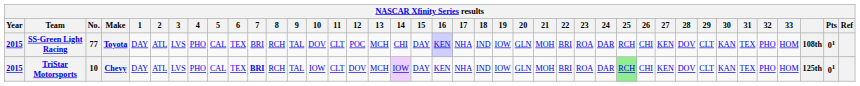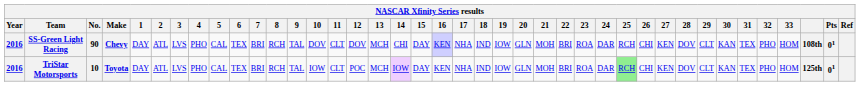(14, 44) 2015 -> (14, 44) 2016
(94, 44) 77 -> (95, 44) 90
(115, 44) Toyota -> (116, 44) Chevy
(357, 44) POC -> (357, 44) DOV
(14, 69) 2015 -> (14, 69) 2016
(115, 69) Chevy -> (116, 69) Toyota
(257, 69) bold -> (258, 69) normal
(357, 69) DOV -> (357, 69) POC
